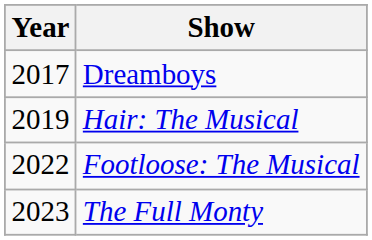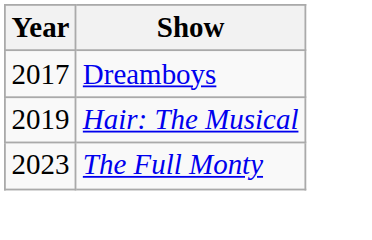- row: (221, 165)
